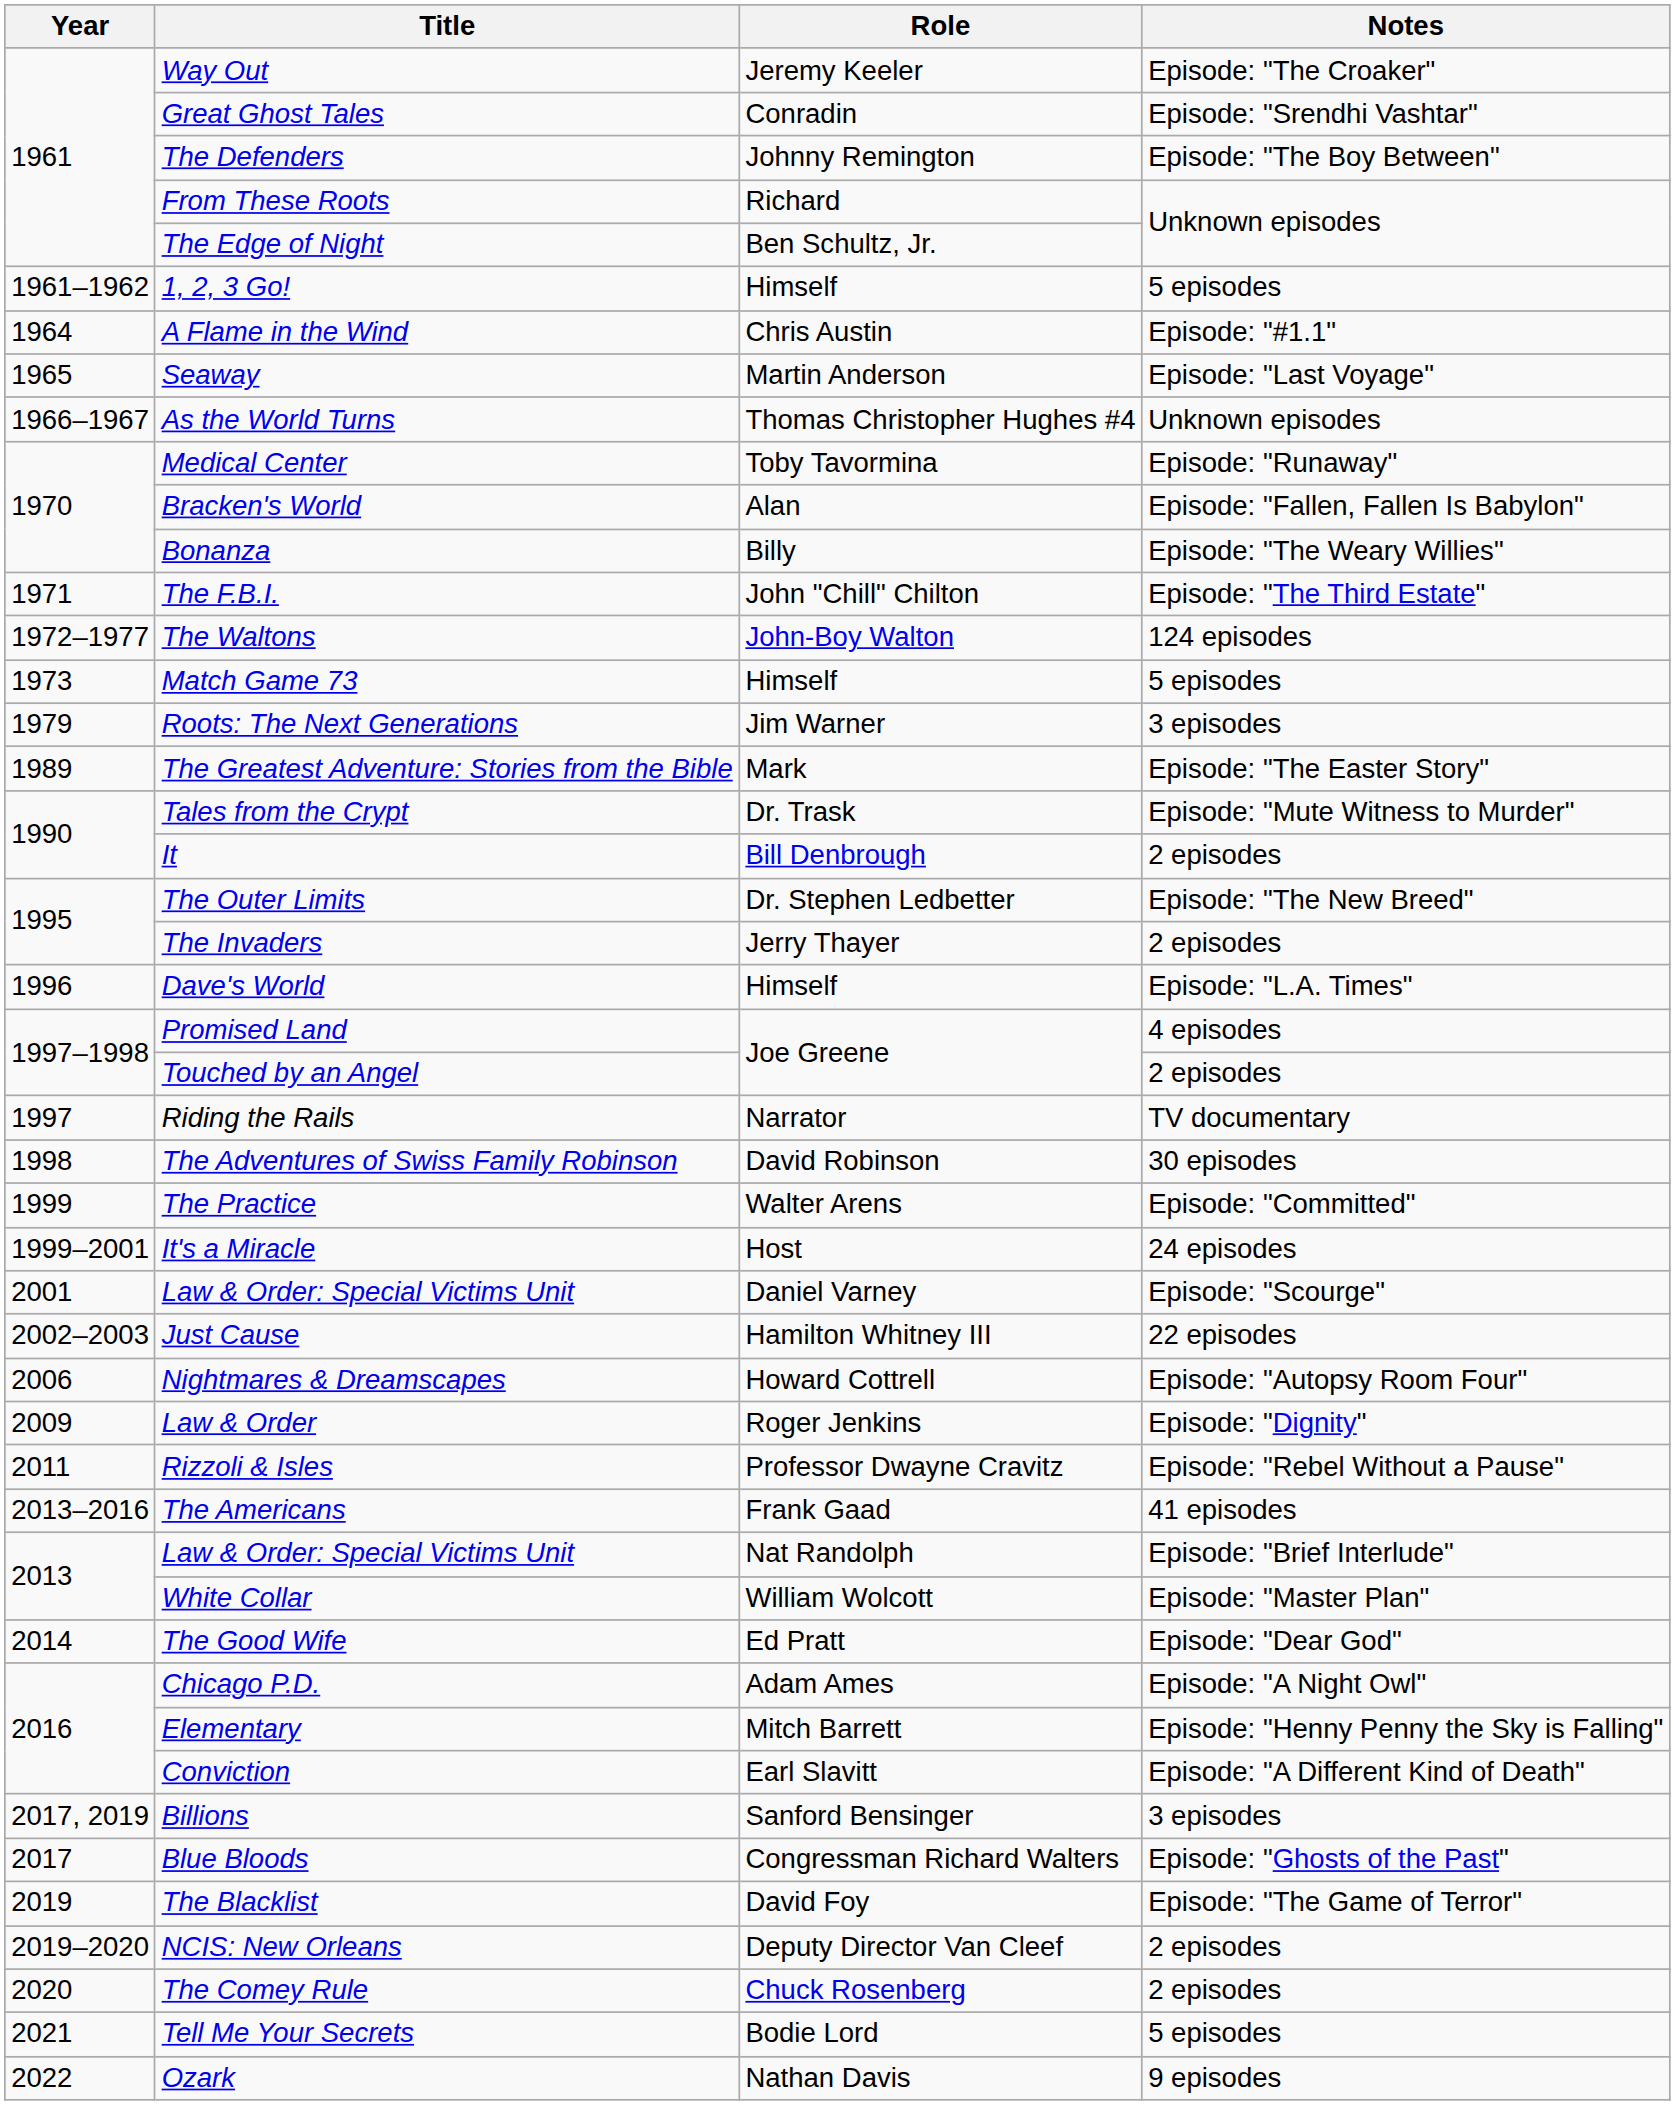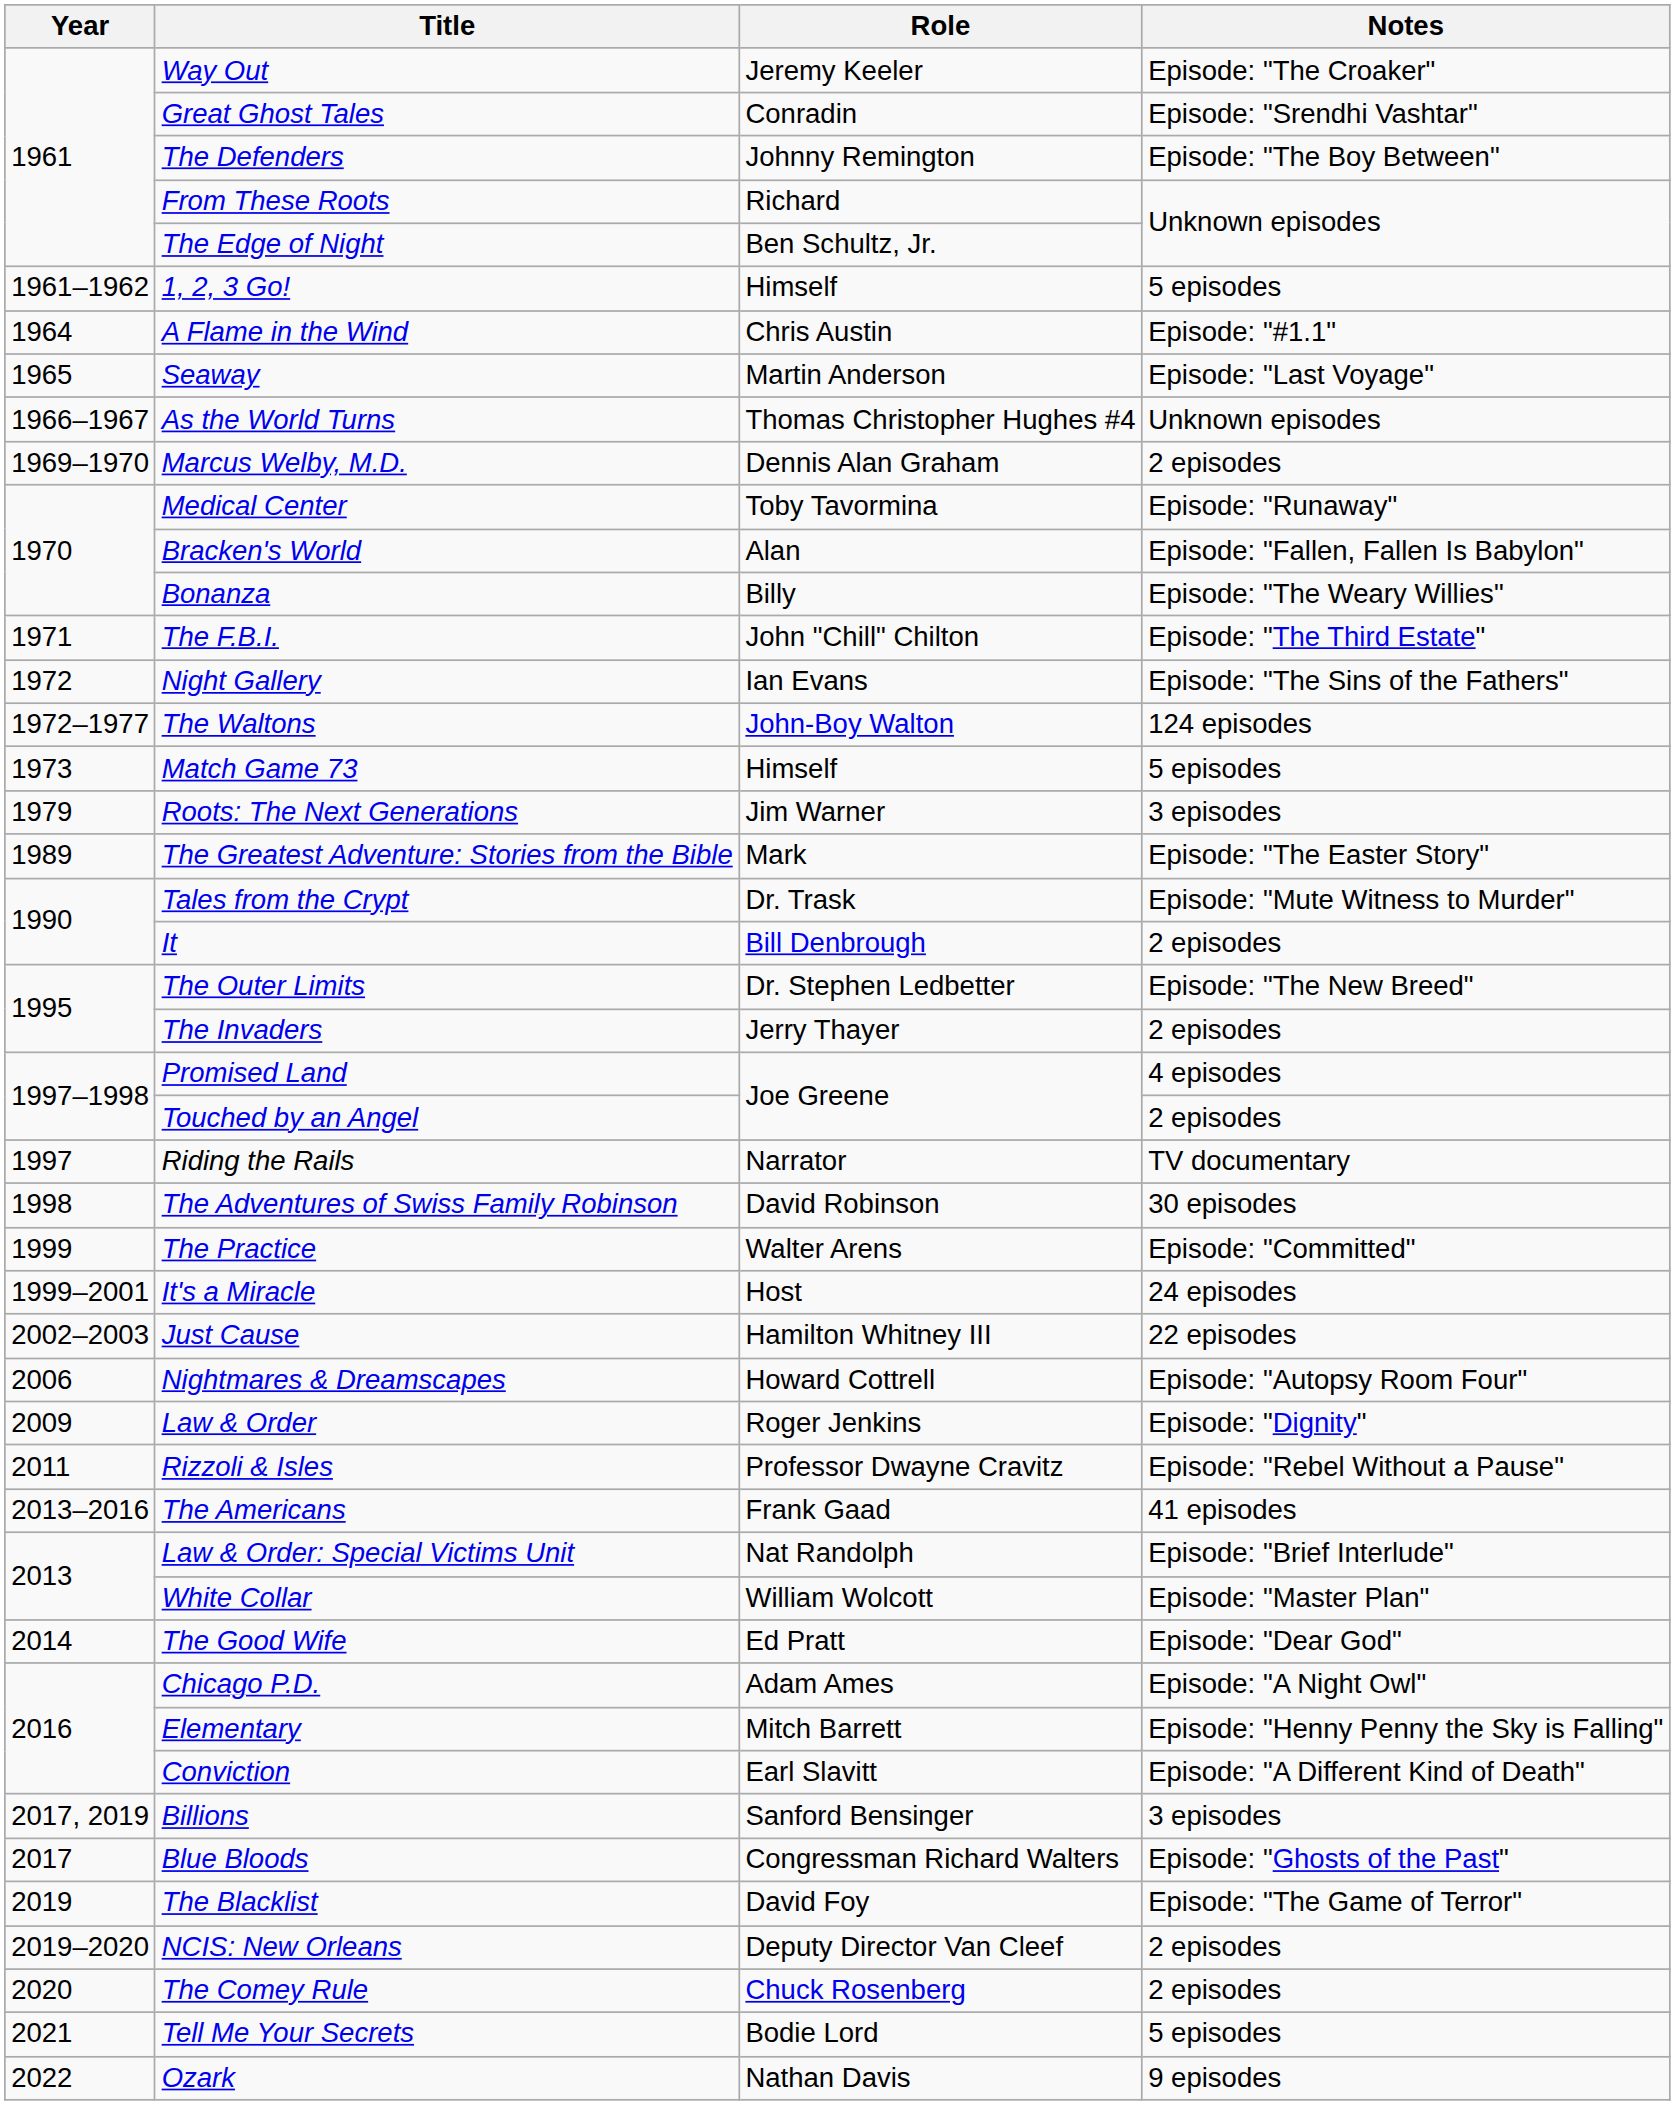+ row: (284, 462)
+ row: (241, 680)
- row: (243, 986)
- row: (368, 1292)
